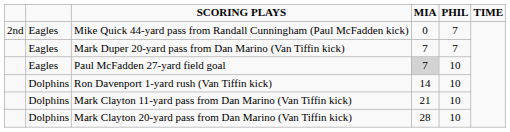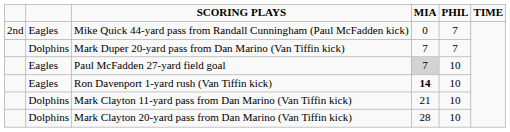(43, 48) Eagles -> (49, 48) Dolphins
(49, 83) Dolphins -> (43, 83) Eagles
(425, 83) normal -> (425, 83) bold
